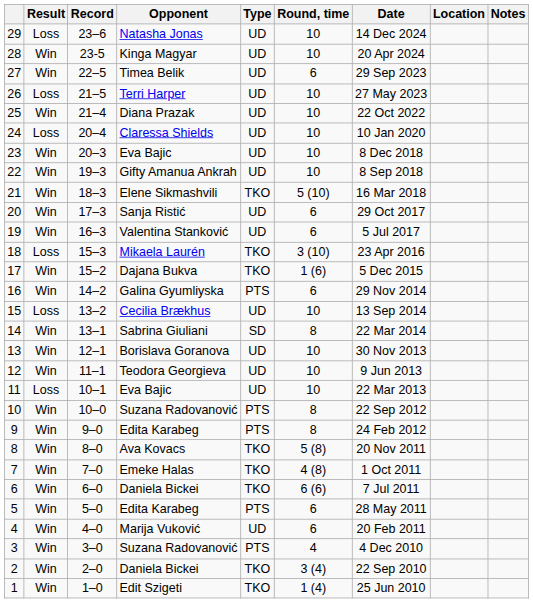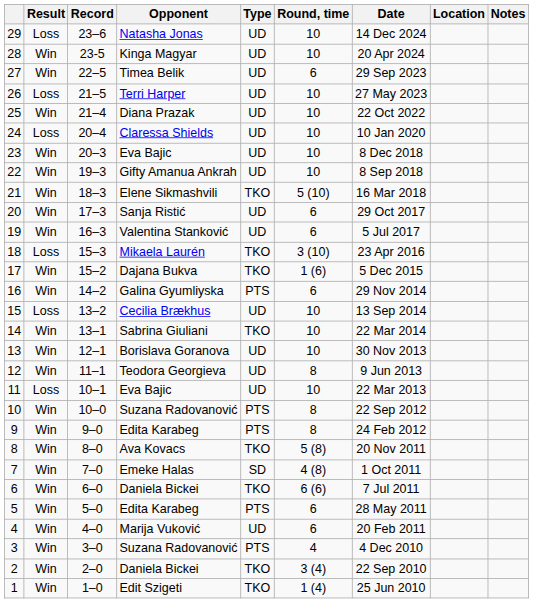(257, 331) SD -> (257, 331) TKO
(313, 331) 8 -> (313, 331) 10
(313, 370) 10 -> (313, 370) 8
(257, 469) TKO -> (257, 469) SD
